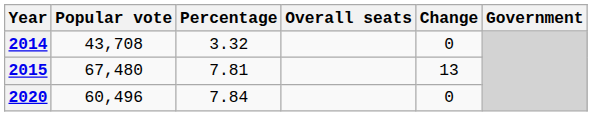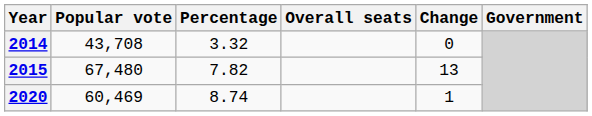(229, 71) 7.81 -> (229, 71) 7.82
(114, 97) 60,496 -> (114, 97) 60,469
(229, 97) 7.84 -> (229, 97) 8.74
(449, 97) 0 -> (449, 97) 1
